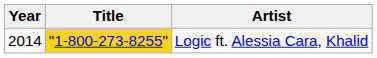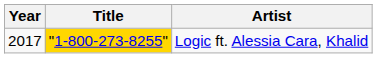(25, 40) 2014 -> (25, 40) 2017
